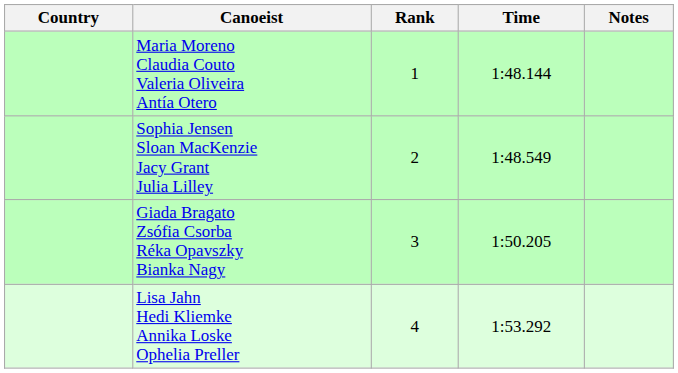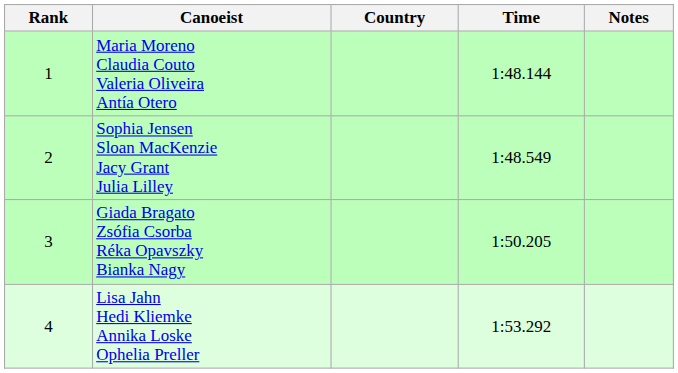columns swapped: (415, 17) <-> (68, 17)
